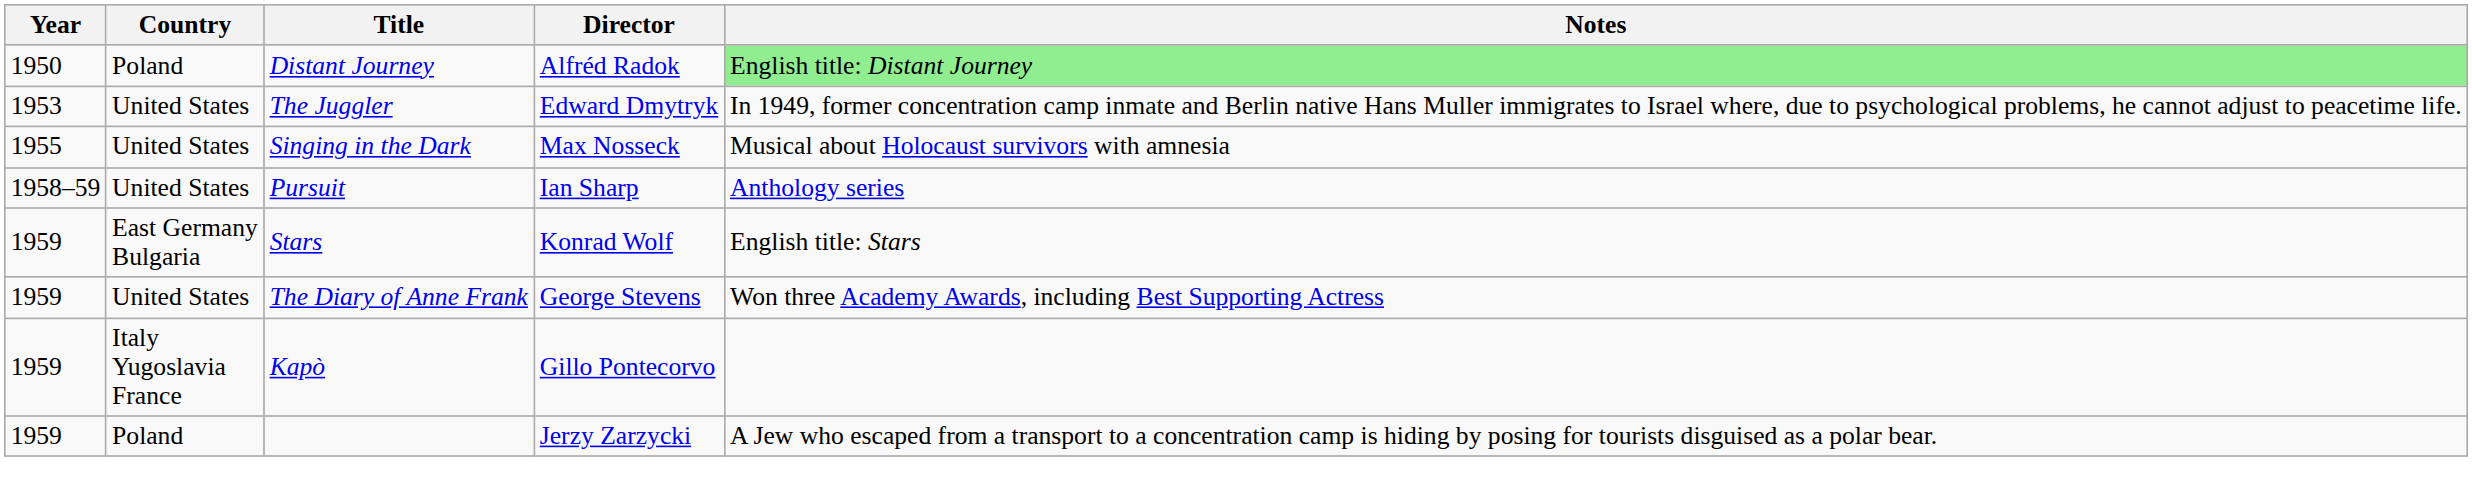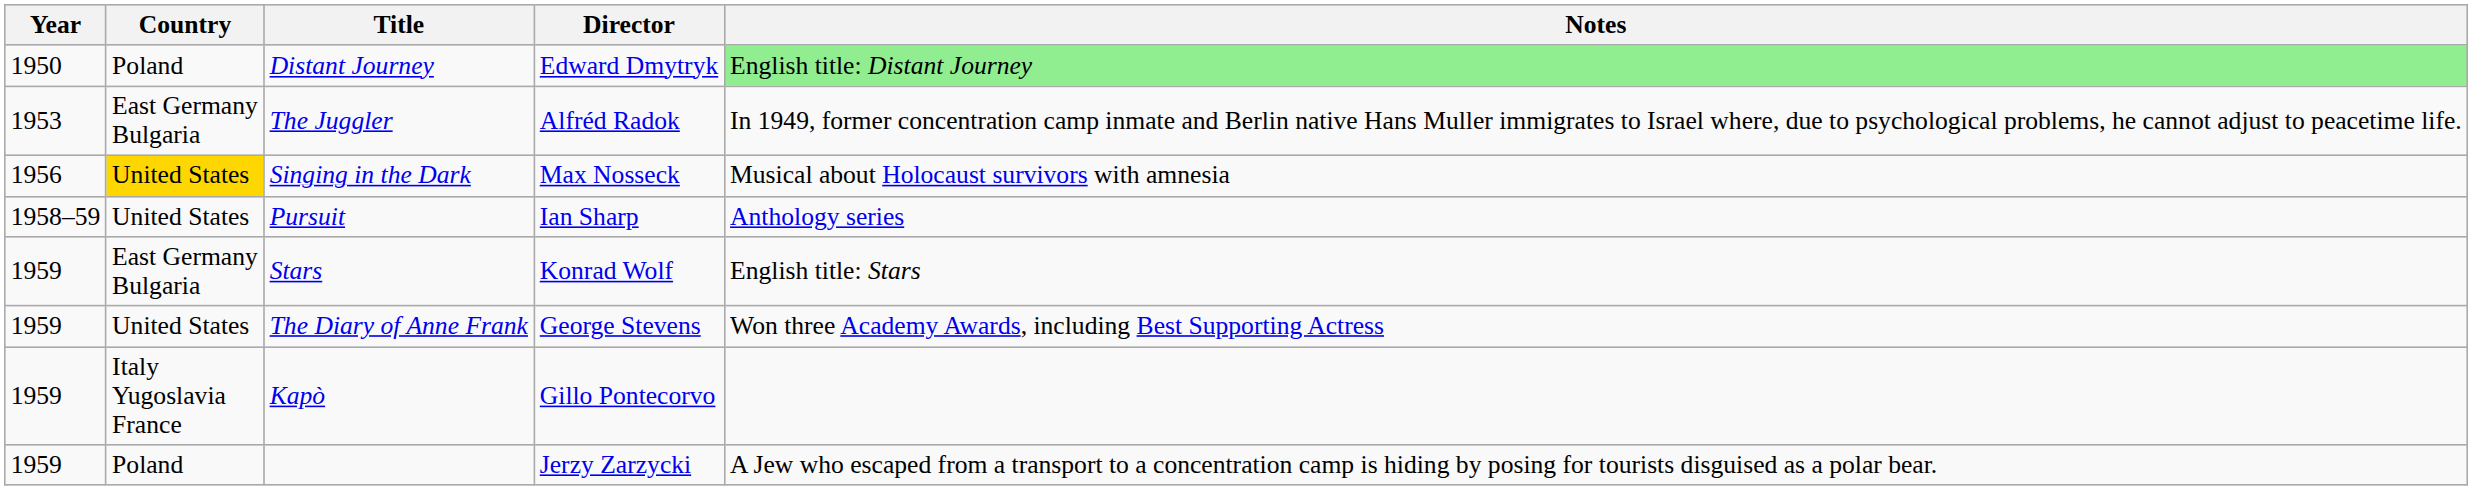(610, 65) Alfréd Radok -> (629, 65) Edward Dmytryk
(181, 106) United States -> (185, 120) East Germany Bulgaria
(629, 106) Edward Dmytryk -> (610, 120) Alfréd Radok
(36, 146) 1955 -> (36, 175) 1956
(181, 146) no background -> (181, 175) gold background
